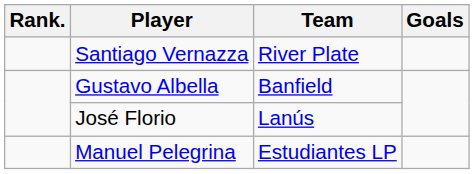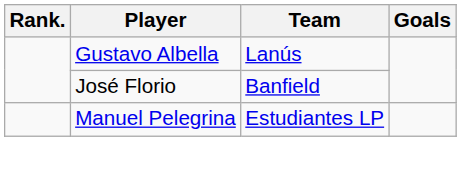- row: (162, 53)
(295, 86) Banfield -> (273, 53) Lanús
(286, 119) Lanús -> (283, 86) Banfield
